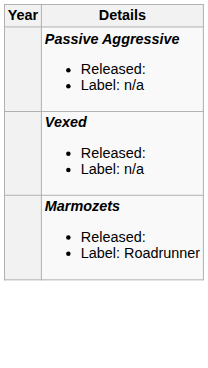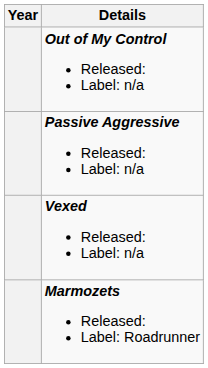+ row: (122, 62)
